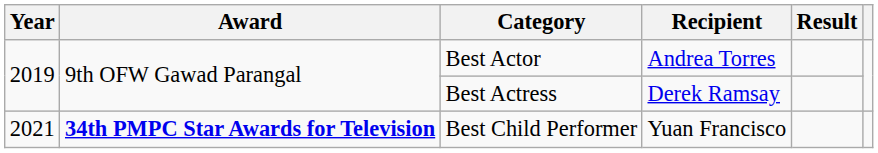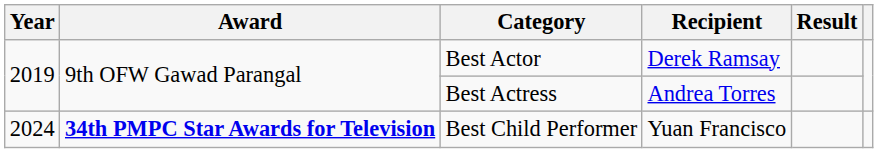(712, 57) Andrea Torres -> (714, 57) Derek Ramsay
(714, 93) Derek Ramsay -> (712, 93) Andrea Torres
(32, 128) 2021 -> (32, 128) 2024
